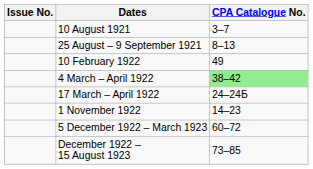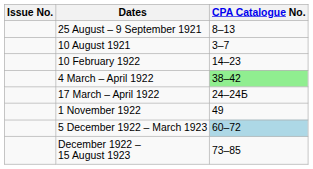rows swapped: (94, 29) <-> (130, 45)
(218, 62) 49 -> (226, 62) 14–23
(226, 111) 14–23 -> (218, 111) 49
(226, 128) no background -> (226, 128) lightblue background
